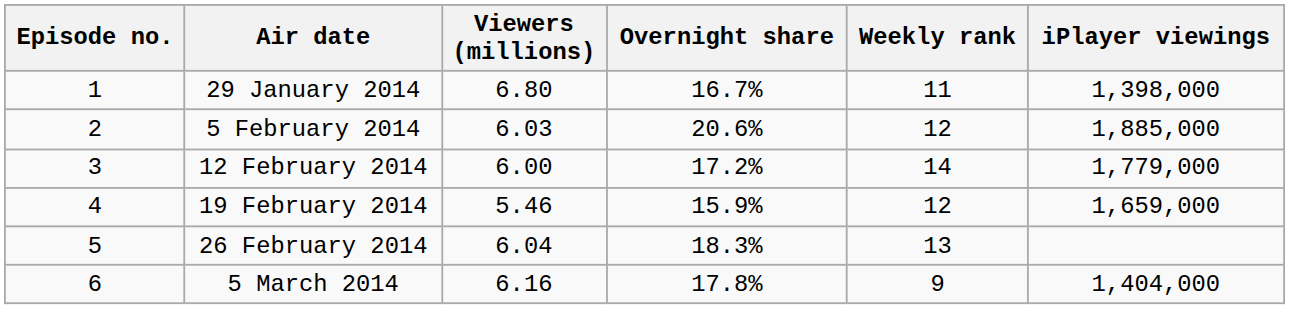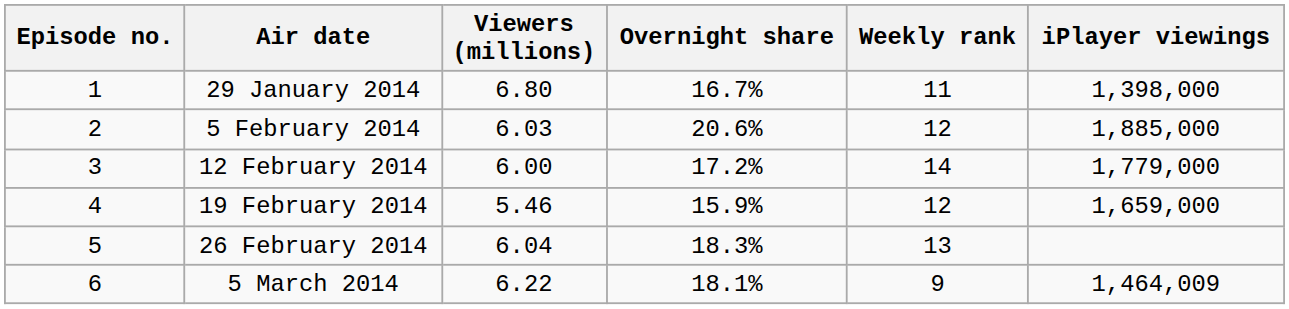(524, 284) 6.16 -> (524, 284) 6.22
(727, 284) 17.8% -> (727, 284) 18.1%
(1156, 284) 1,404,000 -> (1156, 284) 1,464,009
